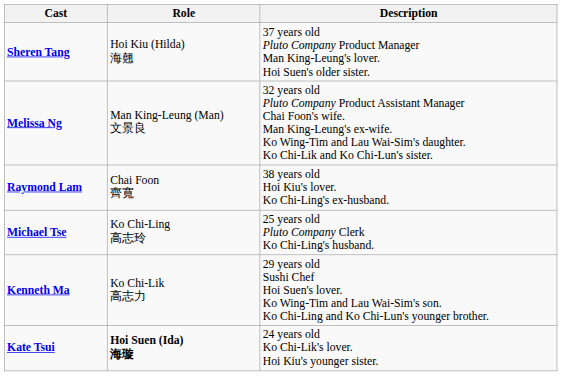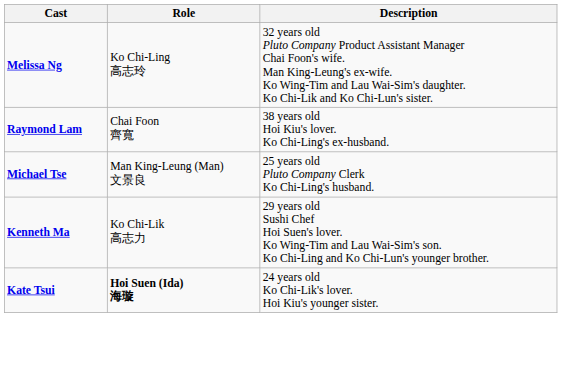- row: (38, 51)
(167, 122) Man King-Leung (Man) 文景良 -> (140, 64) Ko Chi-Ling 高志玲
(140, 231) Ko Chi-Ling 高志玲 -> (167, 173) Man King-Leung (Man) 文景良
